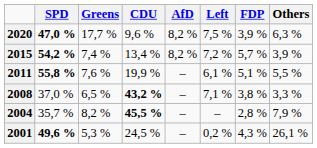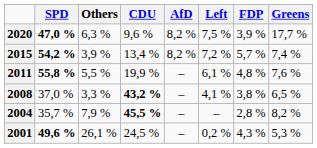columns swapped: (100, 14) <-> (291, 14)
(252, 73) 5,1 % -> (251, 73) 4,8 %
(217, 93) 7,1 % -> (216, 93) 4,1 %
